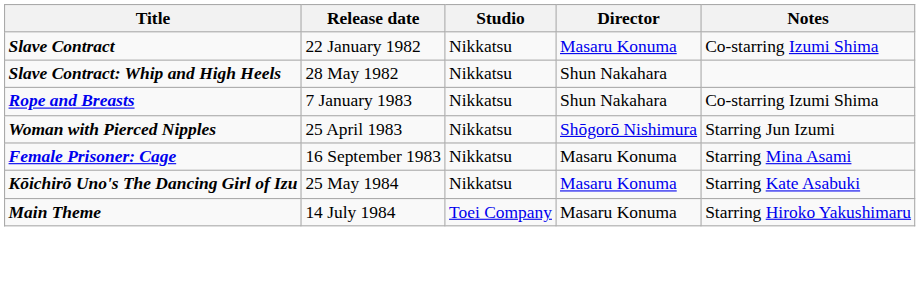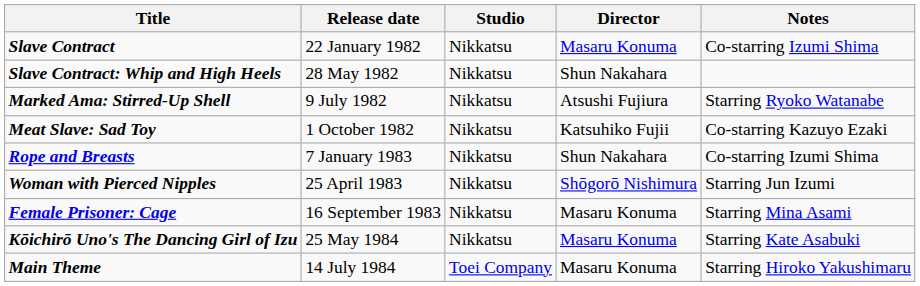+ row: (119, 101)
+ row: (82, 128)
